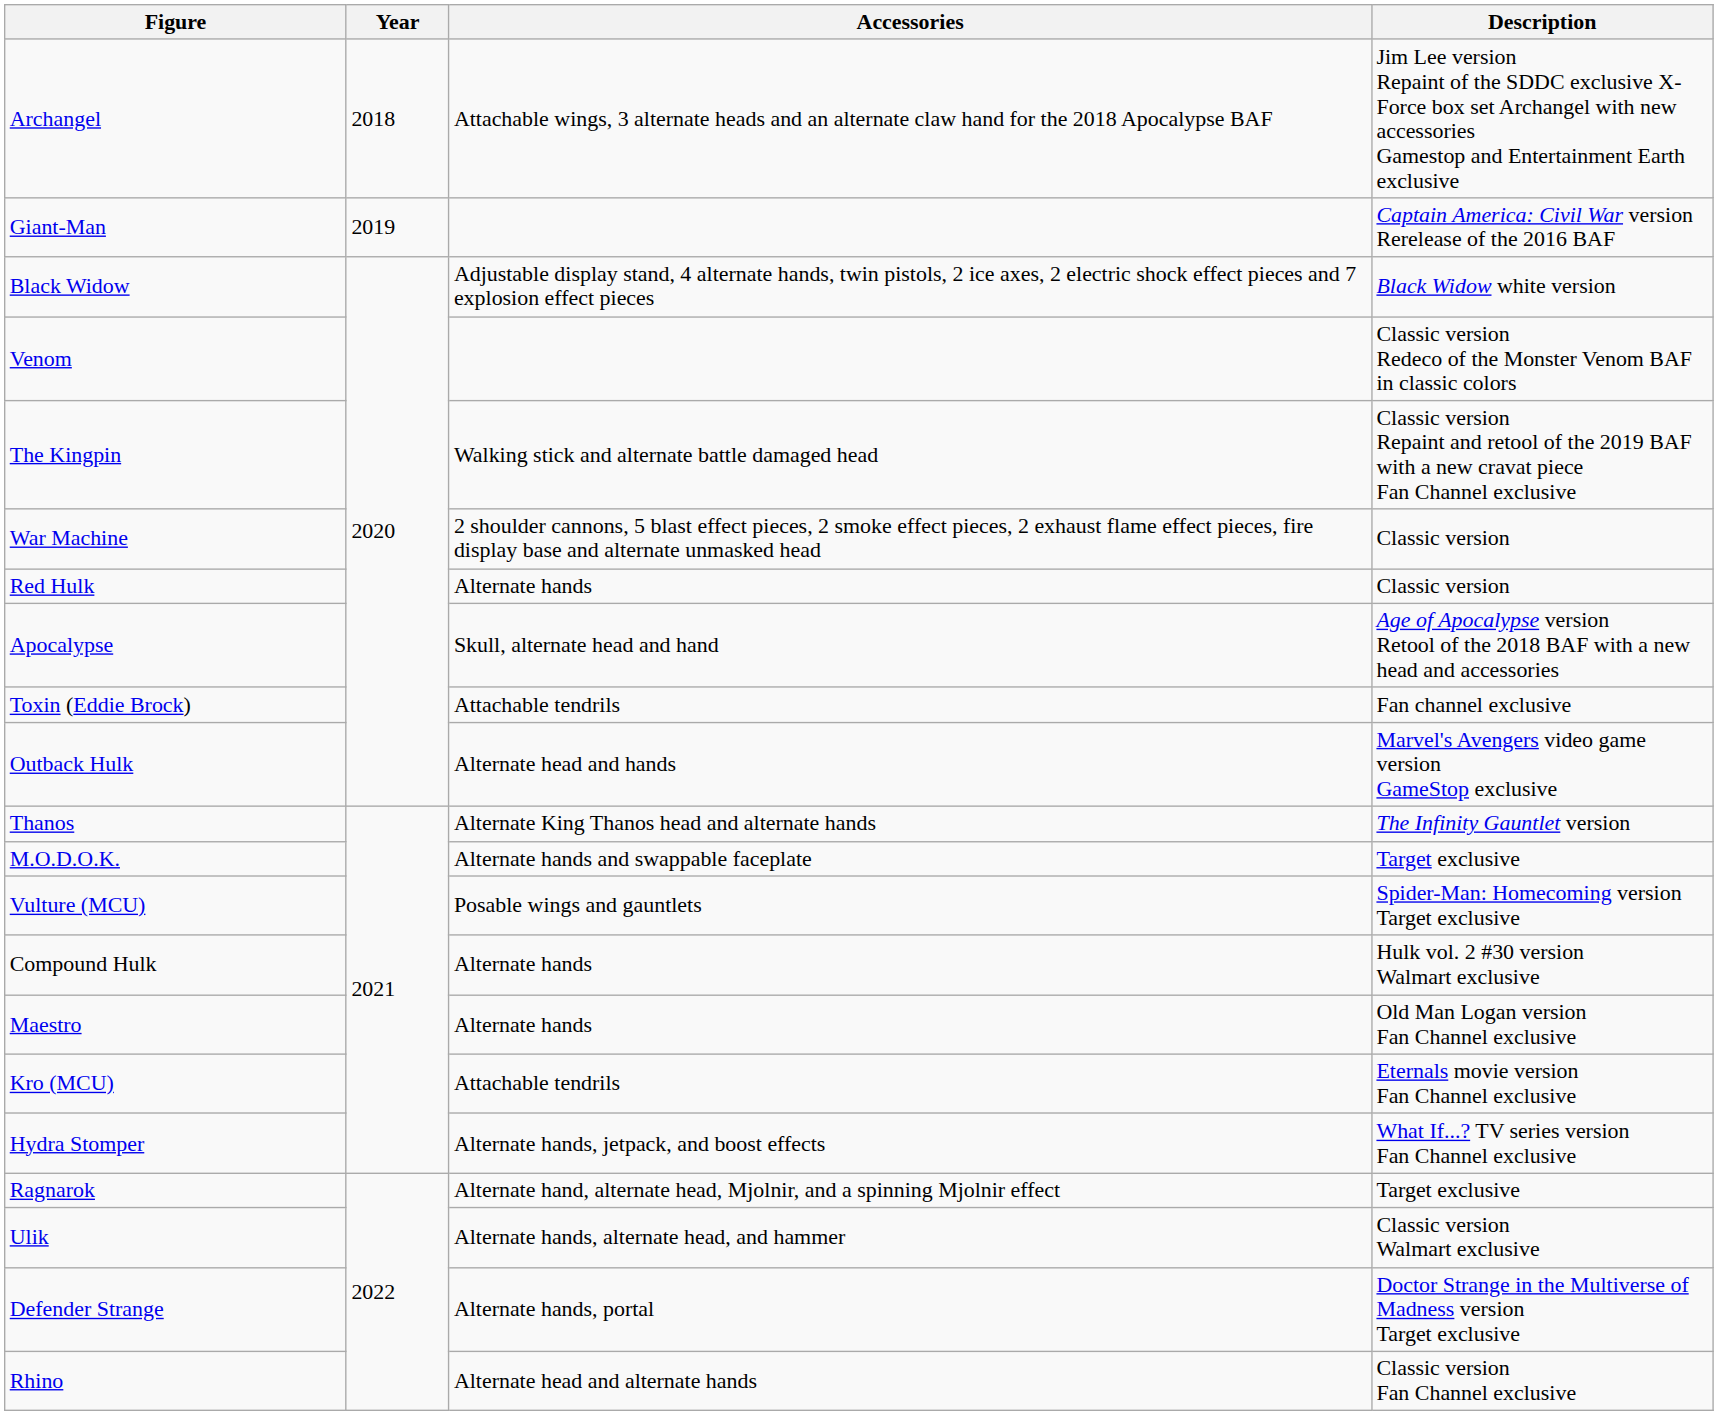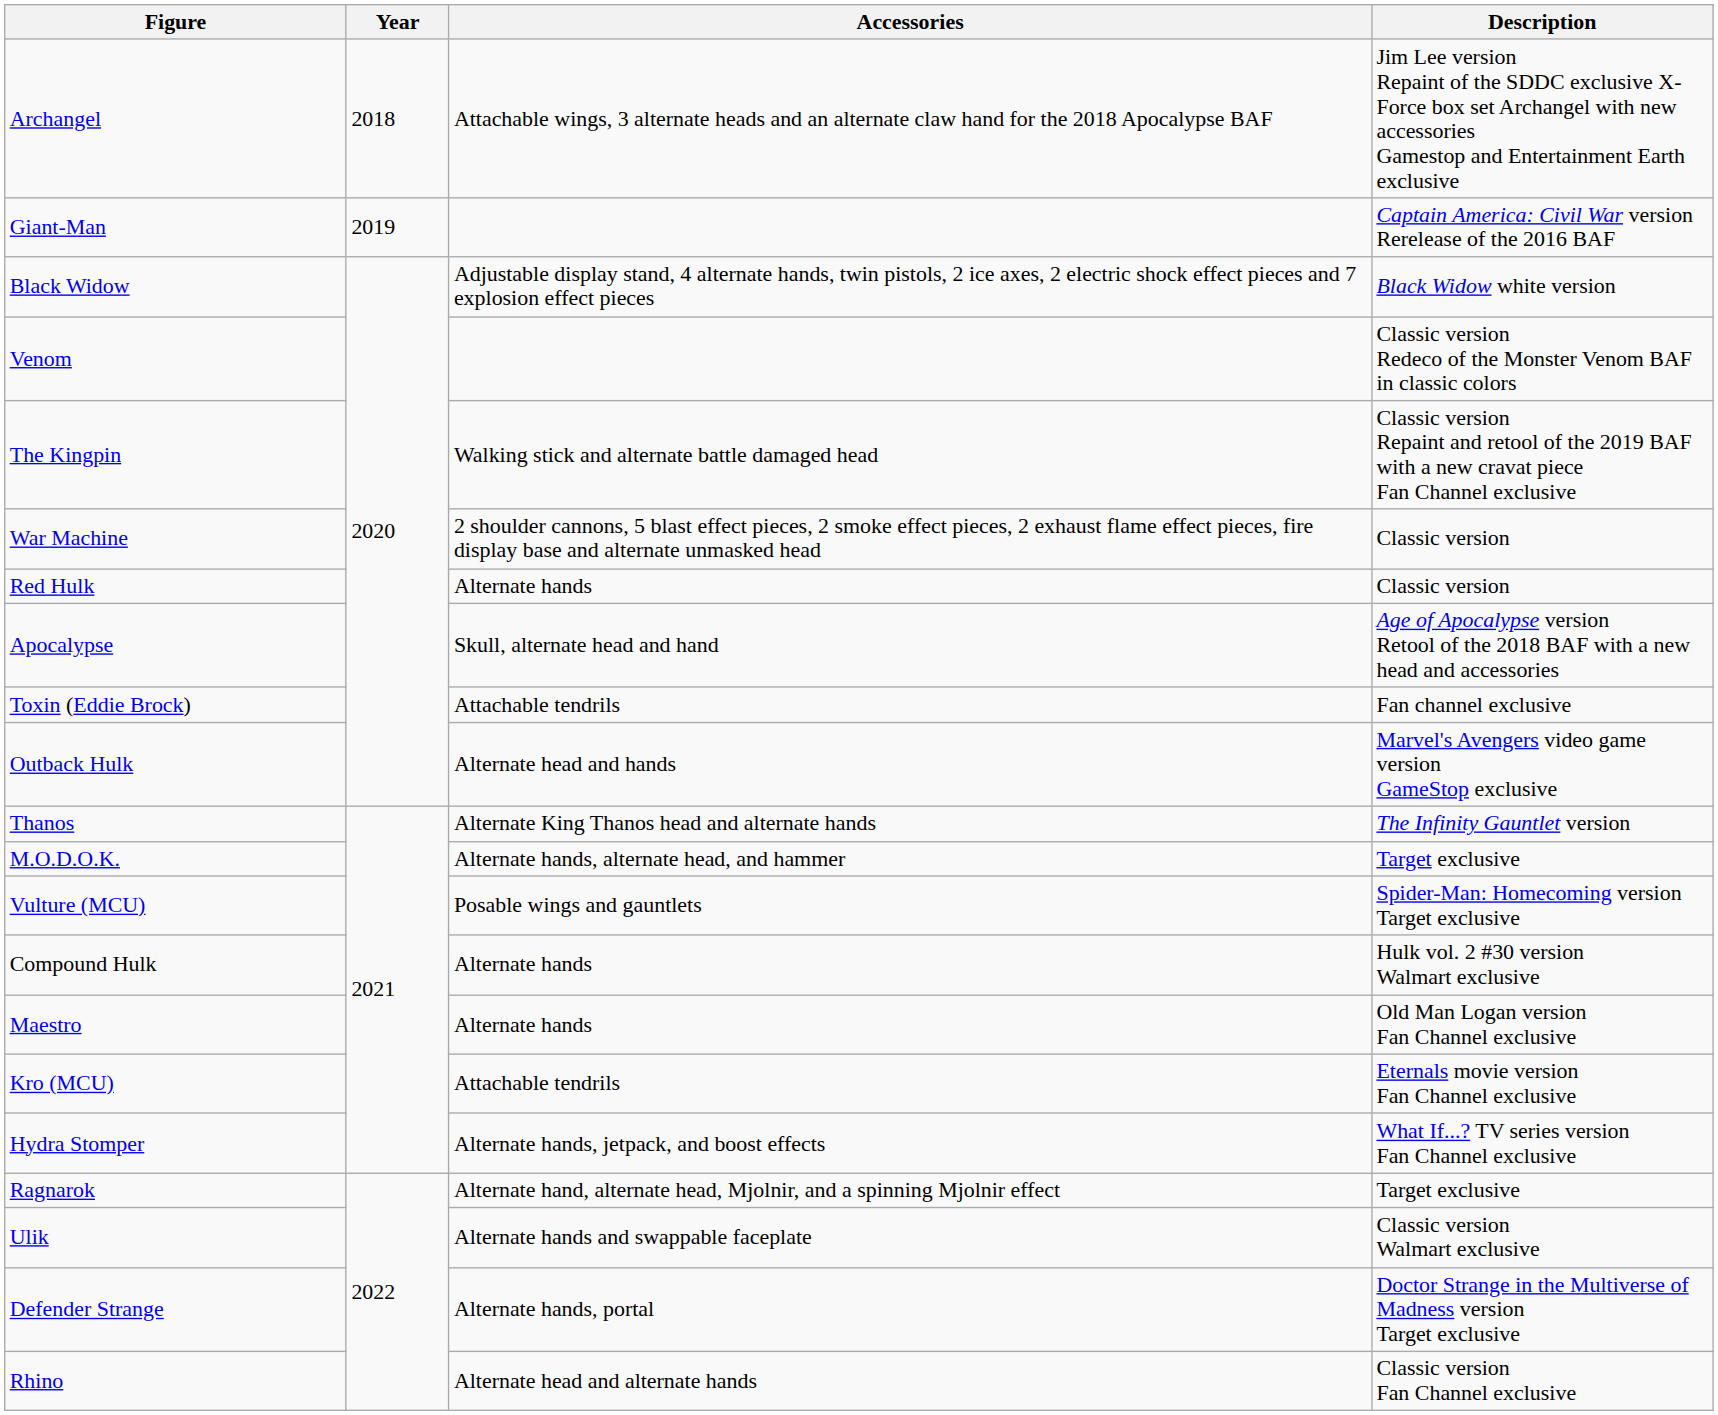(633, 858) Alternate hands and swappable faceplate -> (650, 858) Alternate hands, alternate head, and hammer
(650, 1237) Alternate hands, alternate head, and hammer -> (633, 1237) Alternate hands and swappable faceplate
